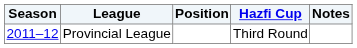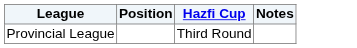- column: (33, 14)
